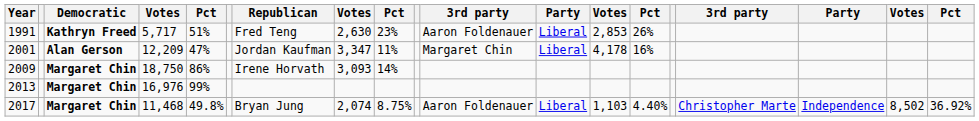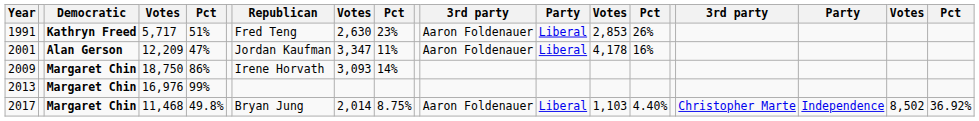(468, 51) Margaret Chin -> (478, 51) Aaron Foldenauer
(354, 106) 2,074 -> (354, 106) 2,014
